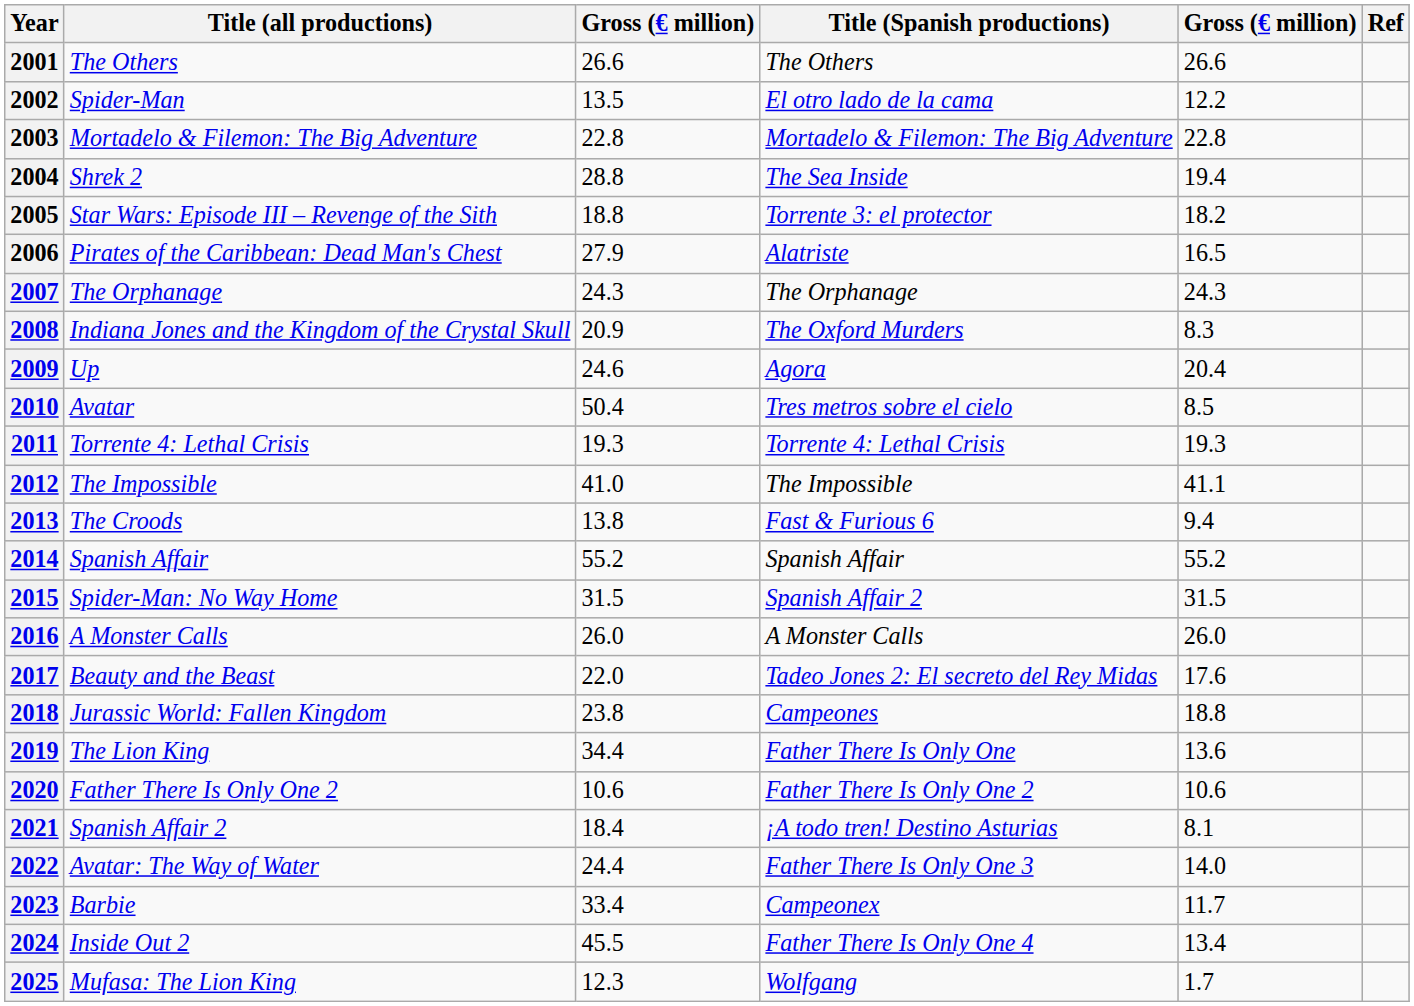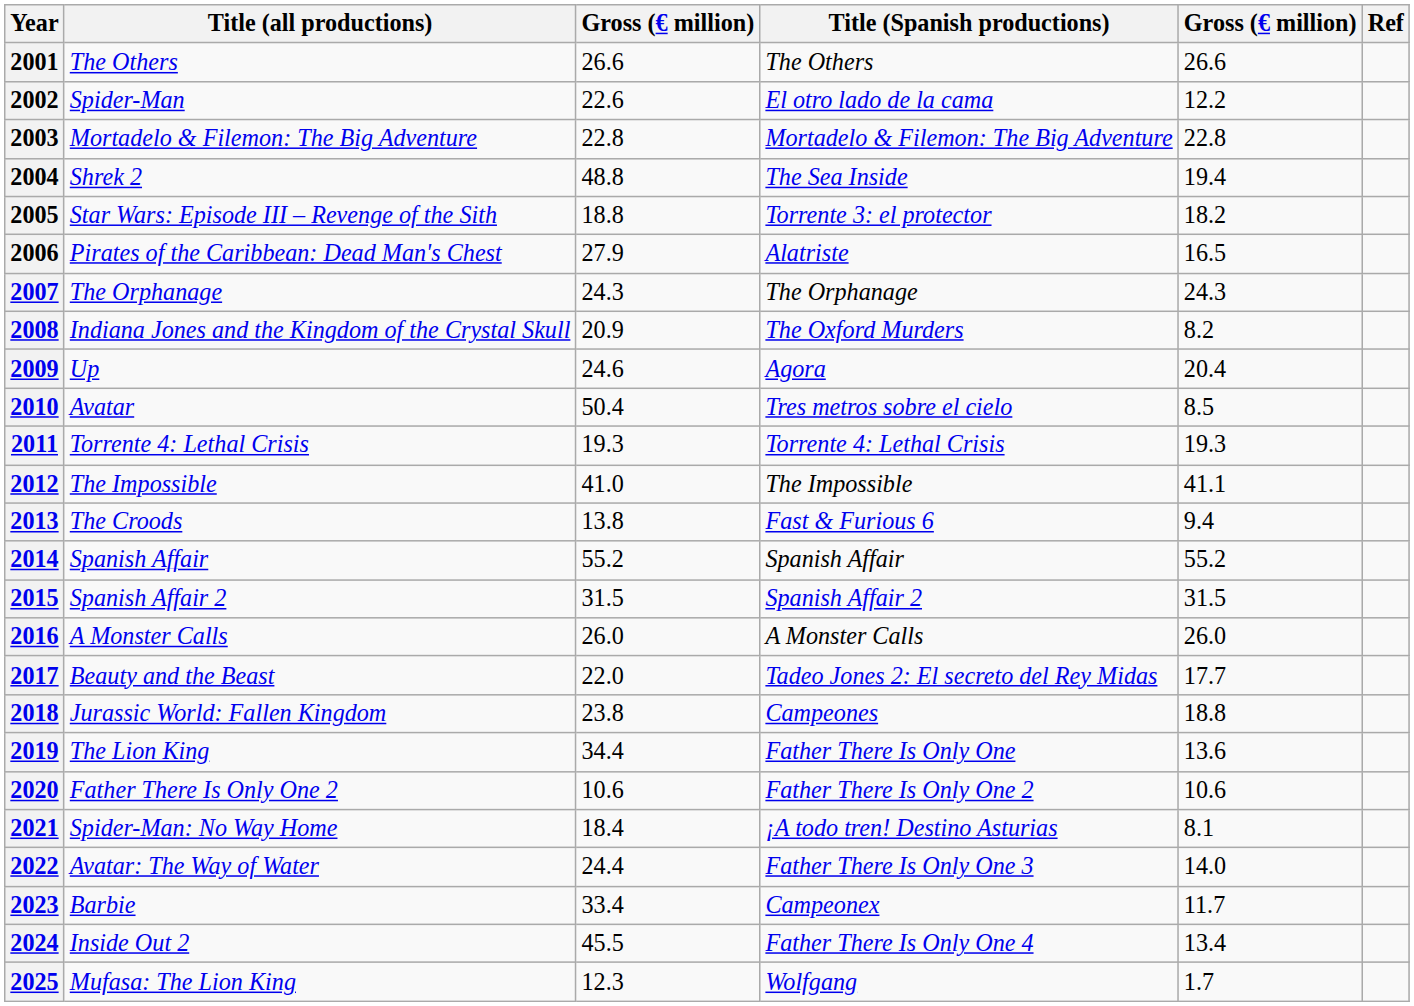(603, 100) 13.5 -> (603, 100) 22.6
(603, 176) 28.8 -> (603, 176) 48.8
(1199, 330) 8.3 -> (1199, 330) 8.2
(204, 598) Spider-Man: No Way Home -> (148, 598) Spanish Affair 2
(1205, 675) 17.6 -> (1205, 675) 17.7
(148, 828) Spanish Affair 2 -> (204, 828) Spider-Man: No Way Home
